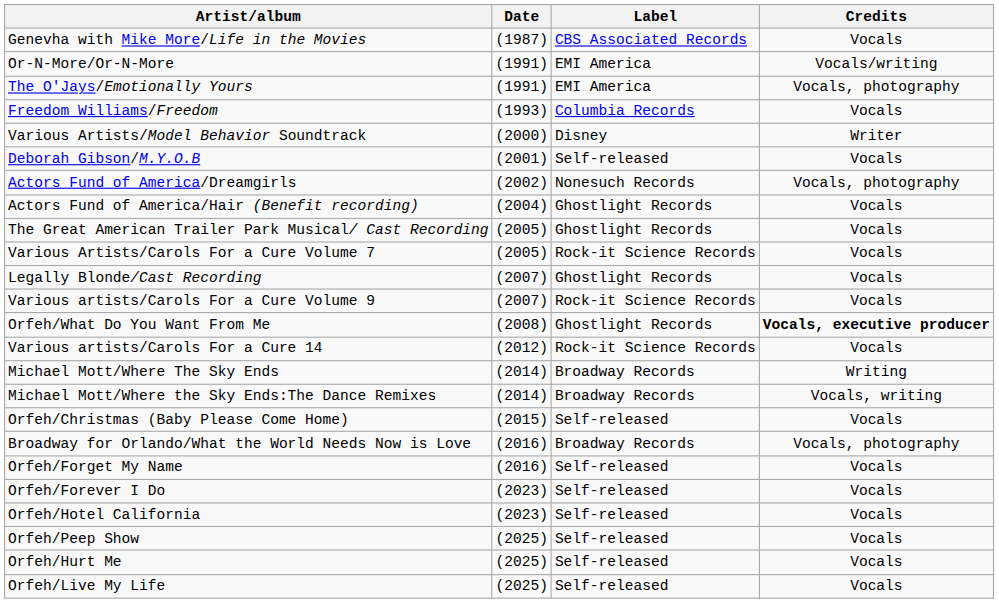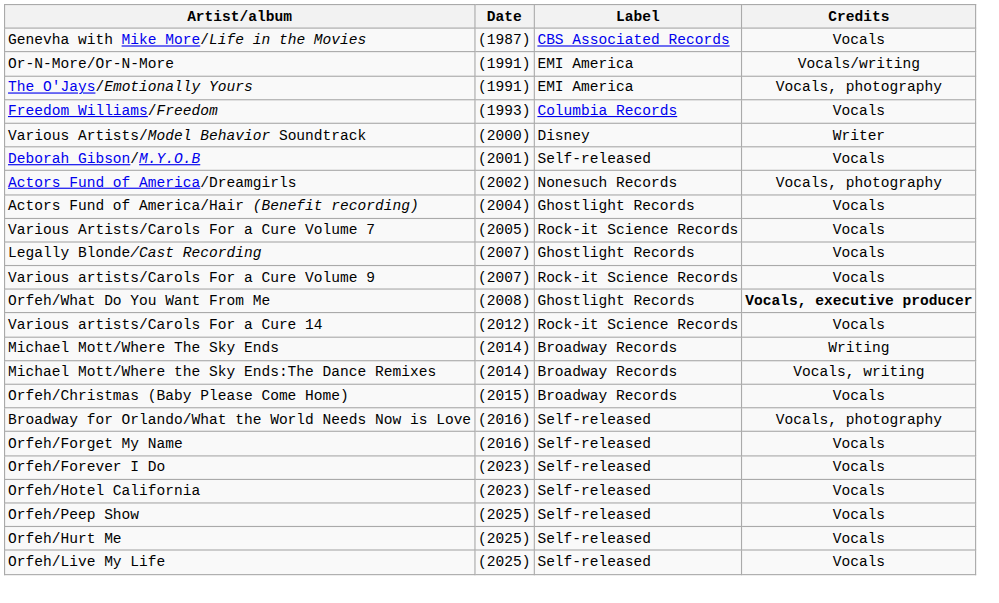- row: (248, 230)
(612, 420) Self-released -> (607, 396) Broadway Records
(625, 444) Broadway Records -> (594, 420) Self-released
